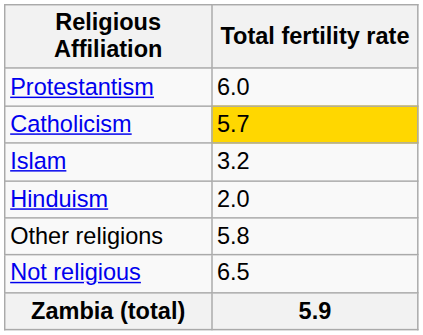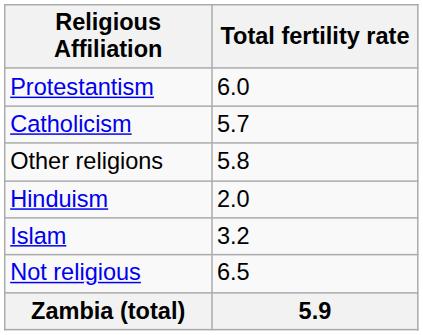(233, 124) gold background -> (233, 124) no background
rows swapped: (38, 161) <-> (87, 236)
